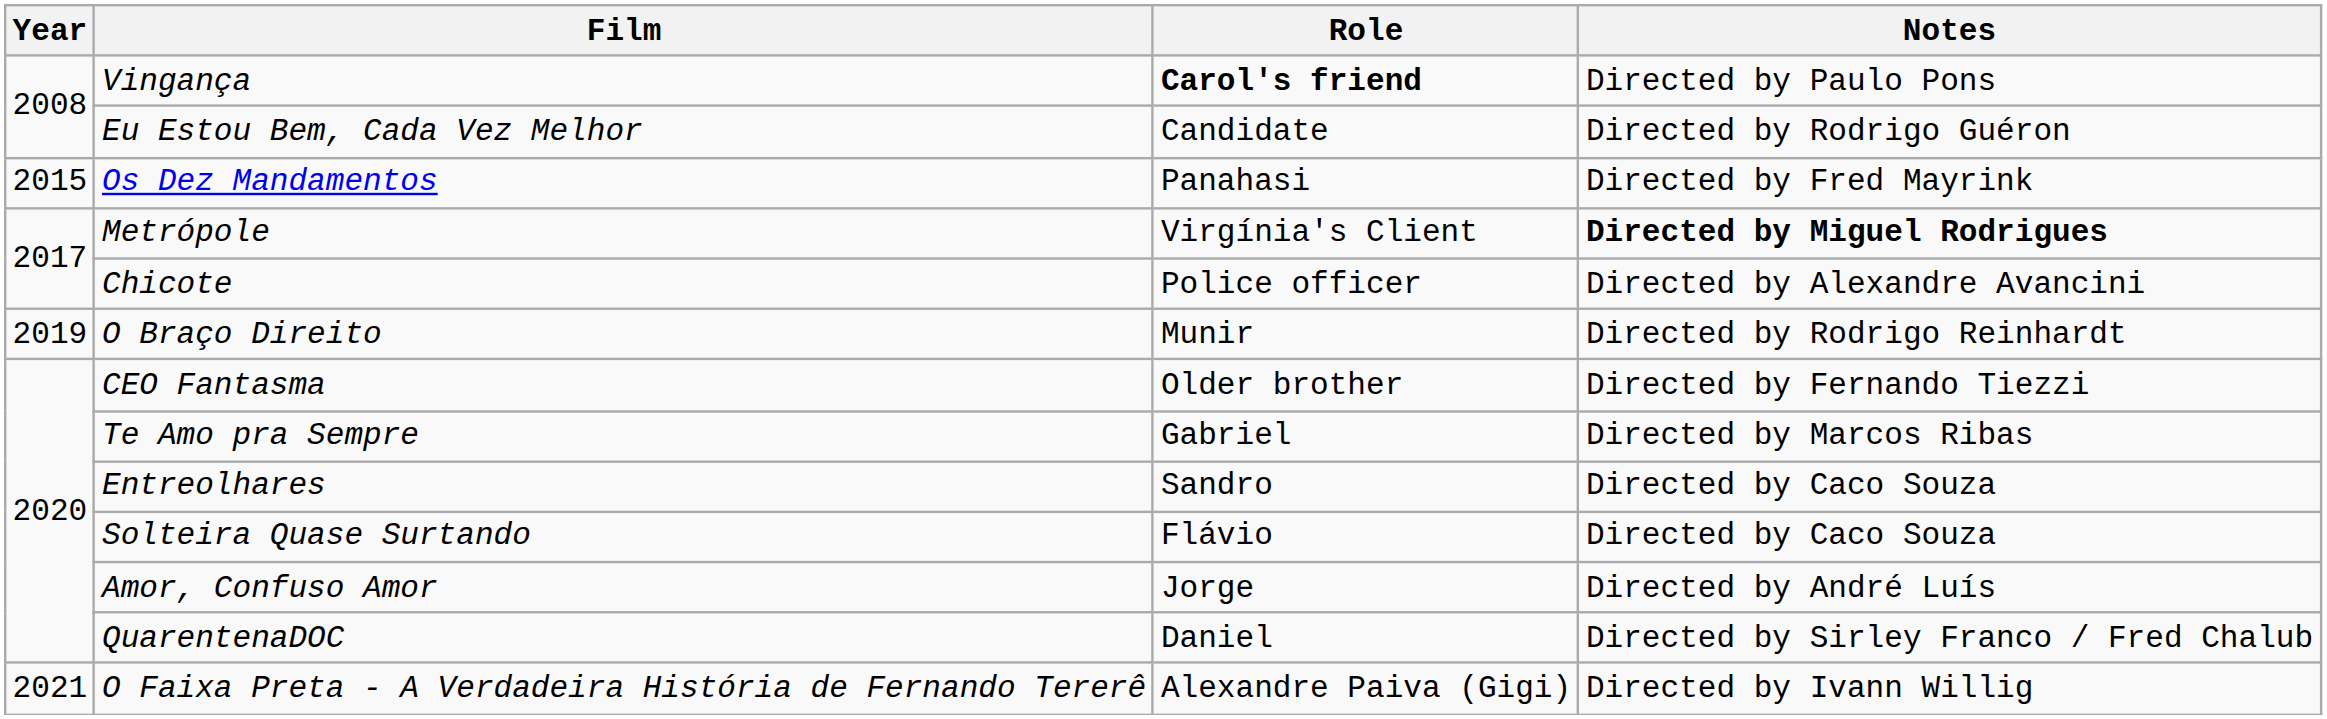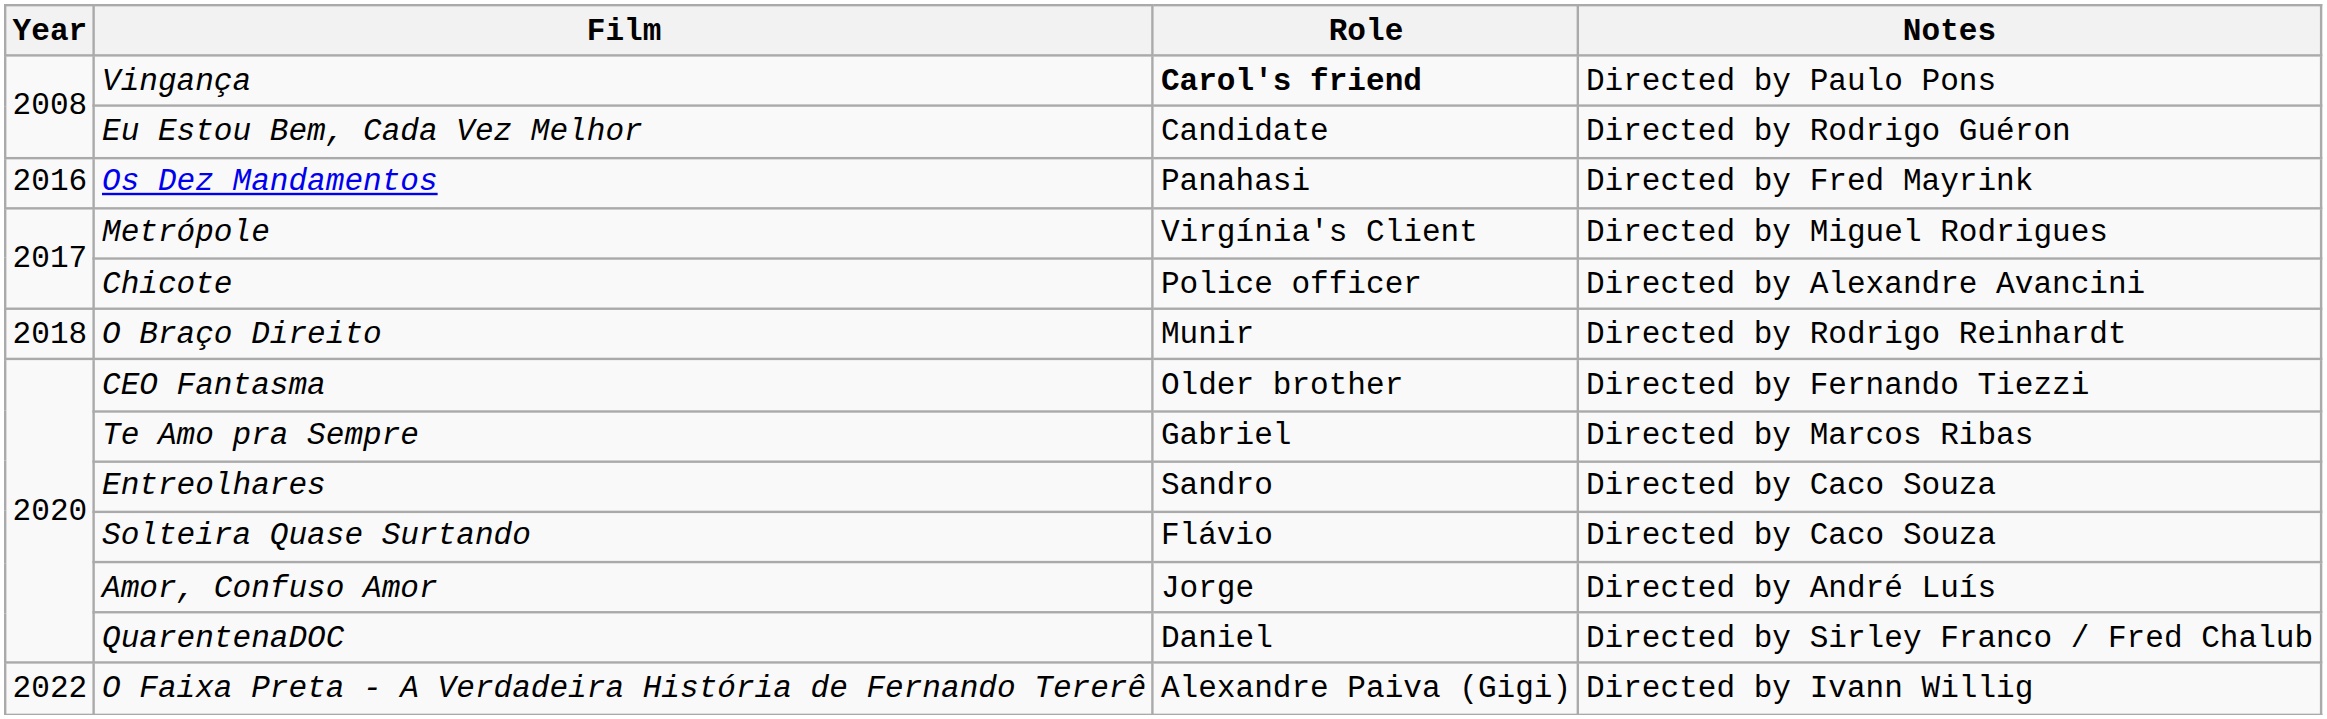(50, 182) 2015 -> (50, 182) 2016
(1847, 233) bold -> (1847, 233) normal
(50, 334) 2019 -> (50, 334) 2018
(50, 689) 2021 -> (50, 689) 2022
